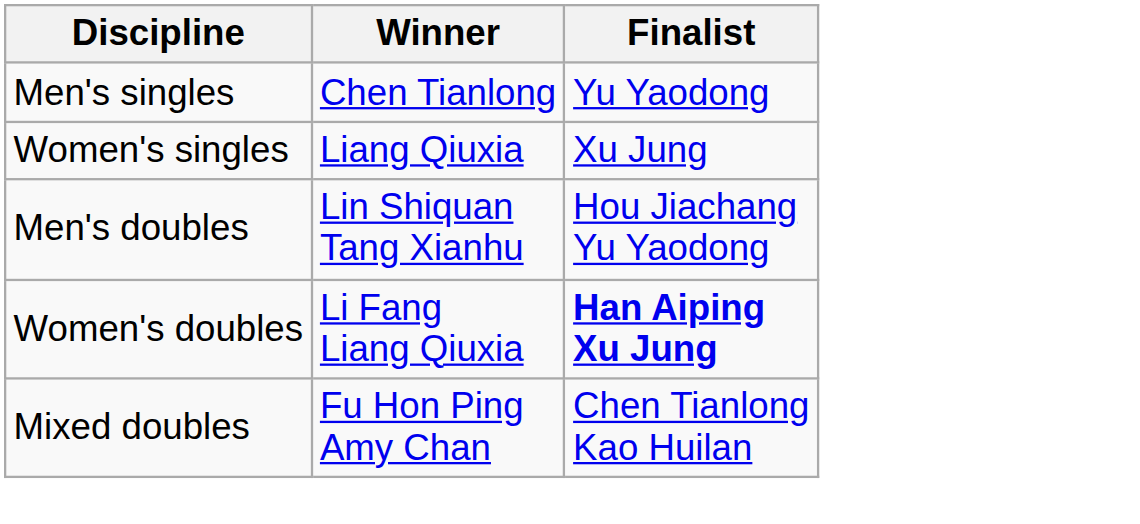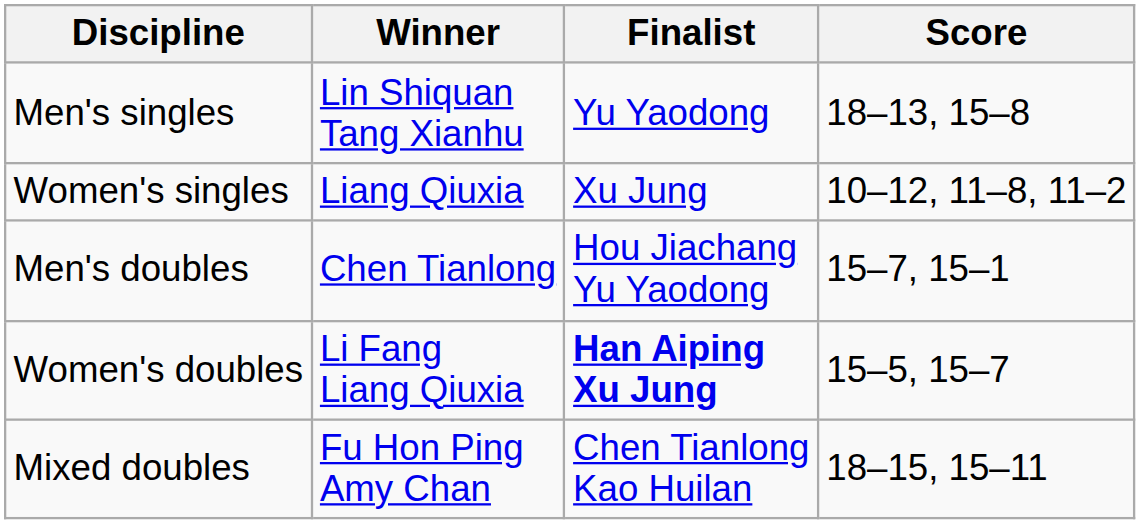+ column: (976, 33)
(438, 91) Chen Tianlong -> (422, 112) Lin Shiquan Tang Xianhu
(422, 228) Lin Shiquan Tang Xianhu -> (438, 269) Chen Tianlong
